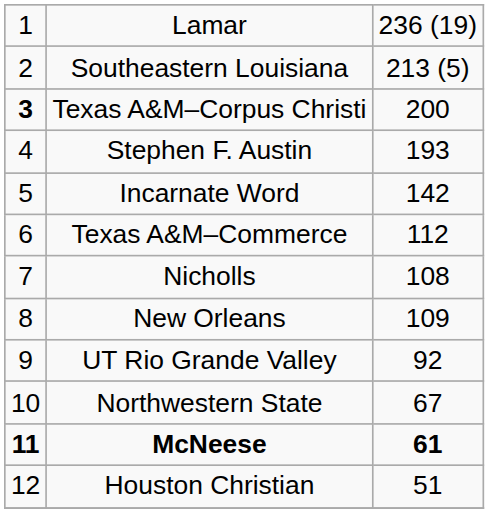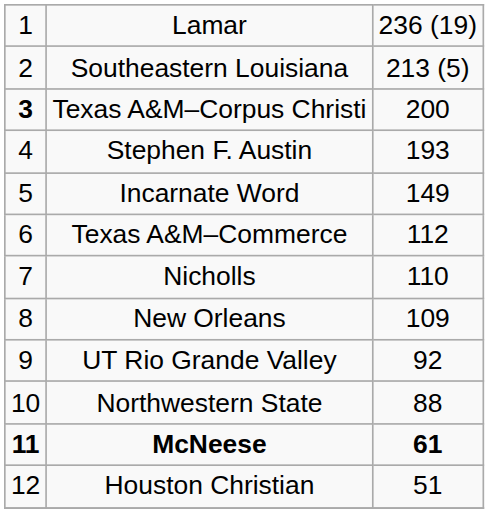(428, 192) 142 -> (428, 192) 149
(428, 276) 108 -> (428, 276) 110
(428, 402) 67 -> (428, 402) 88
